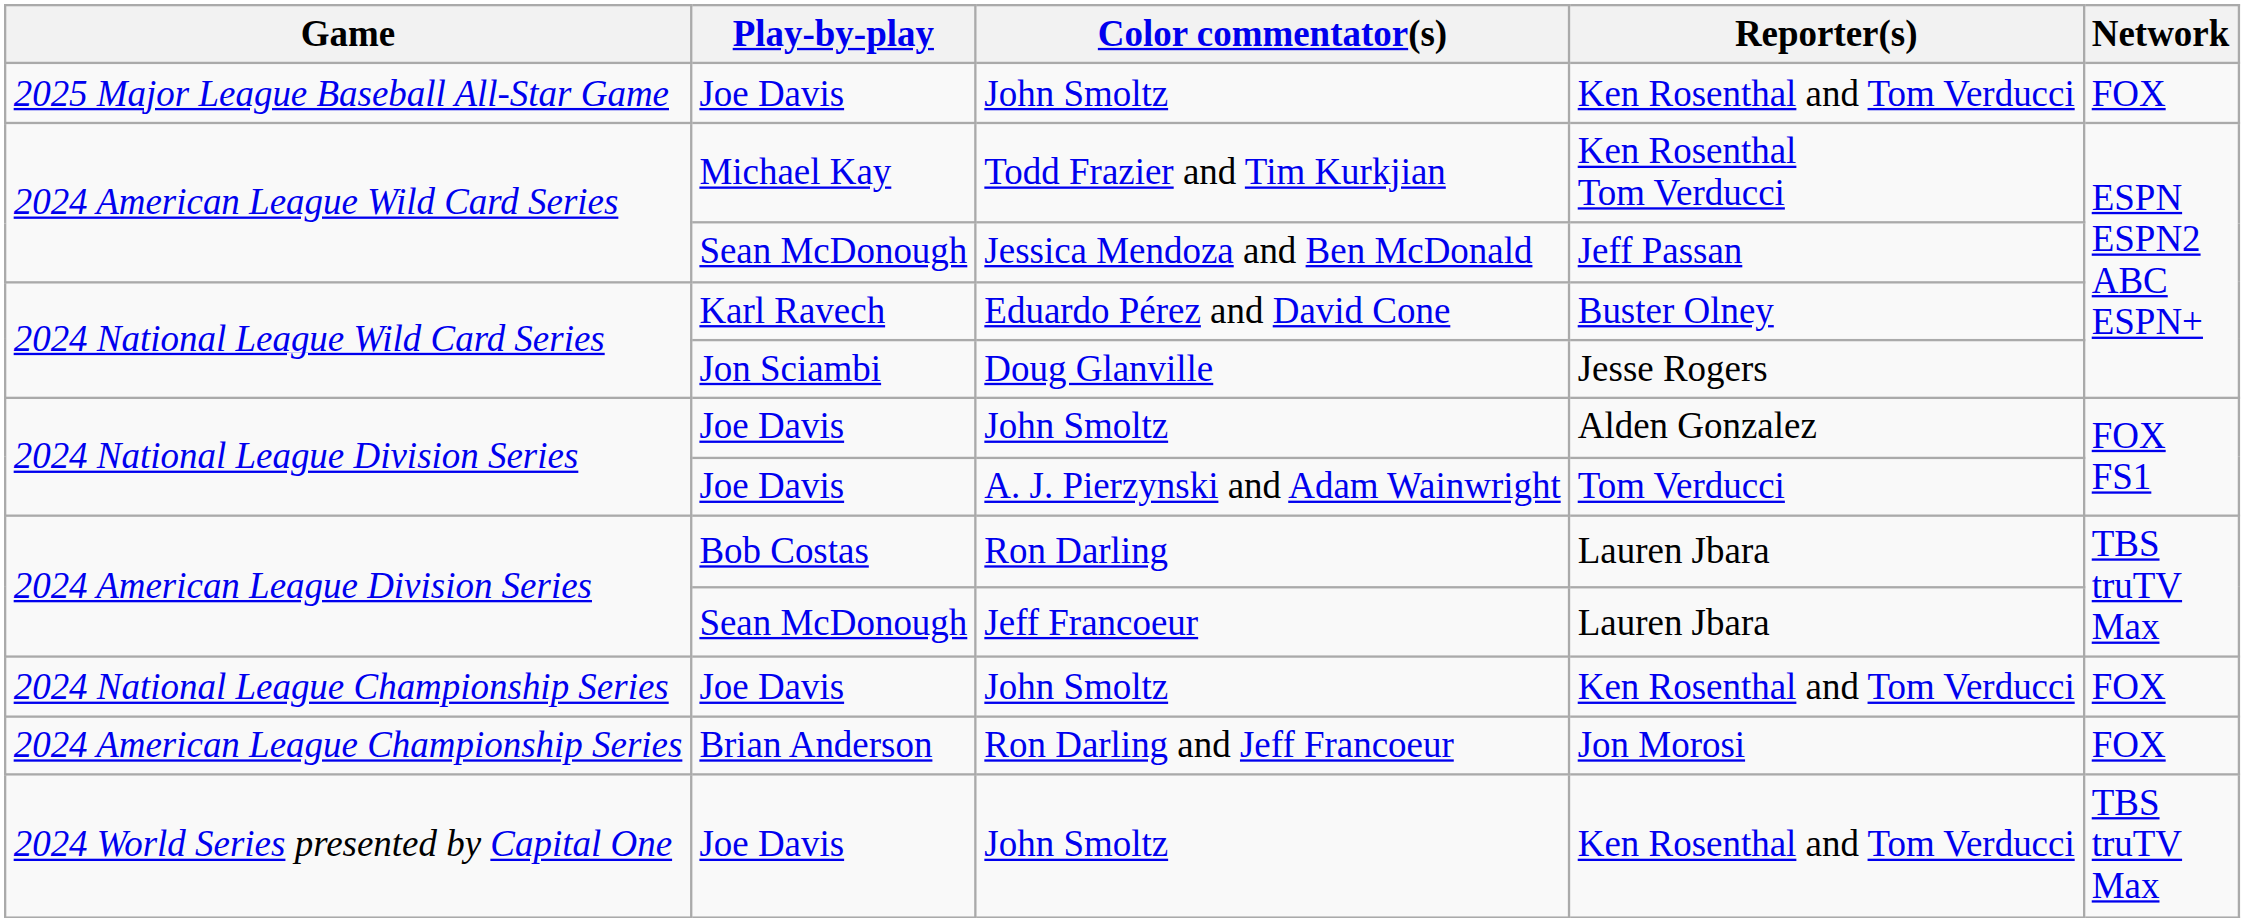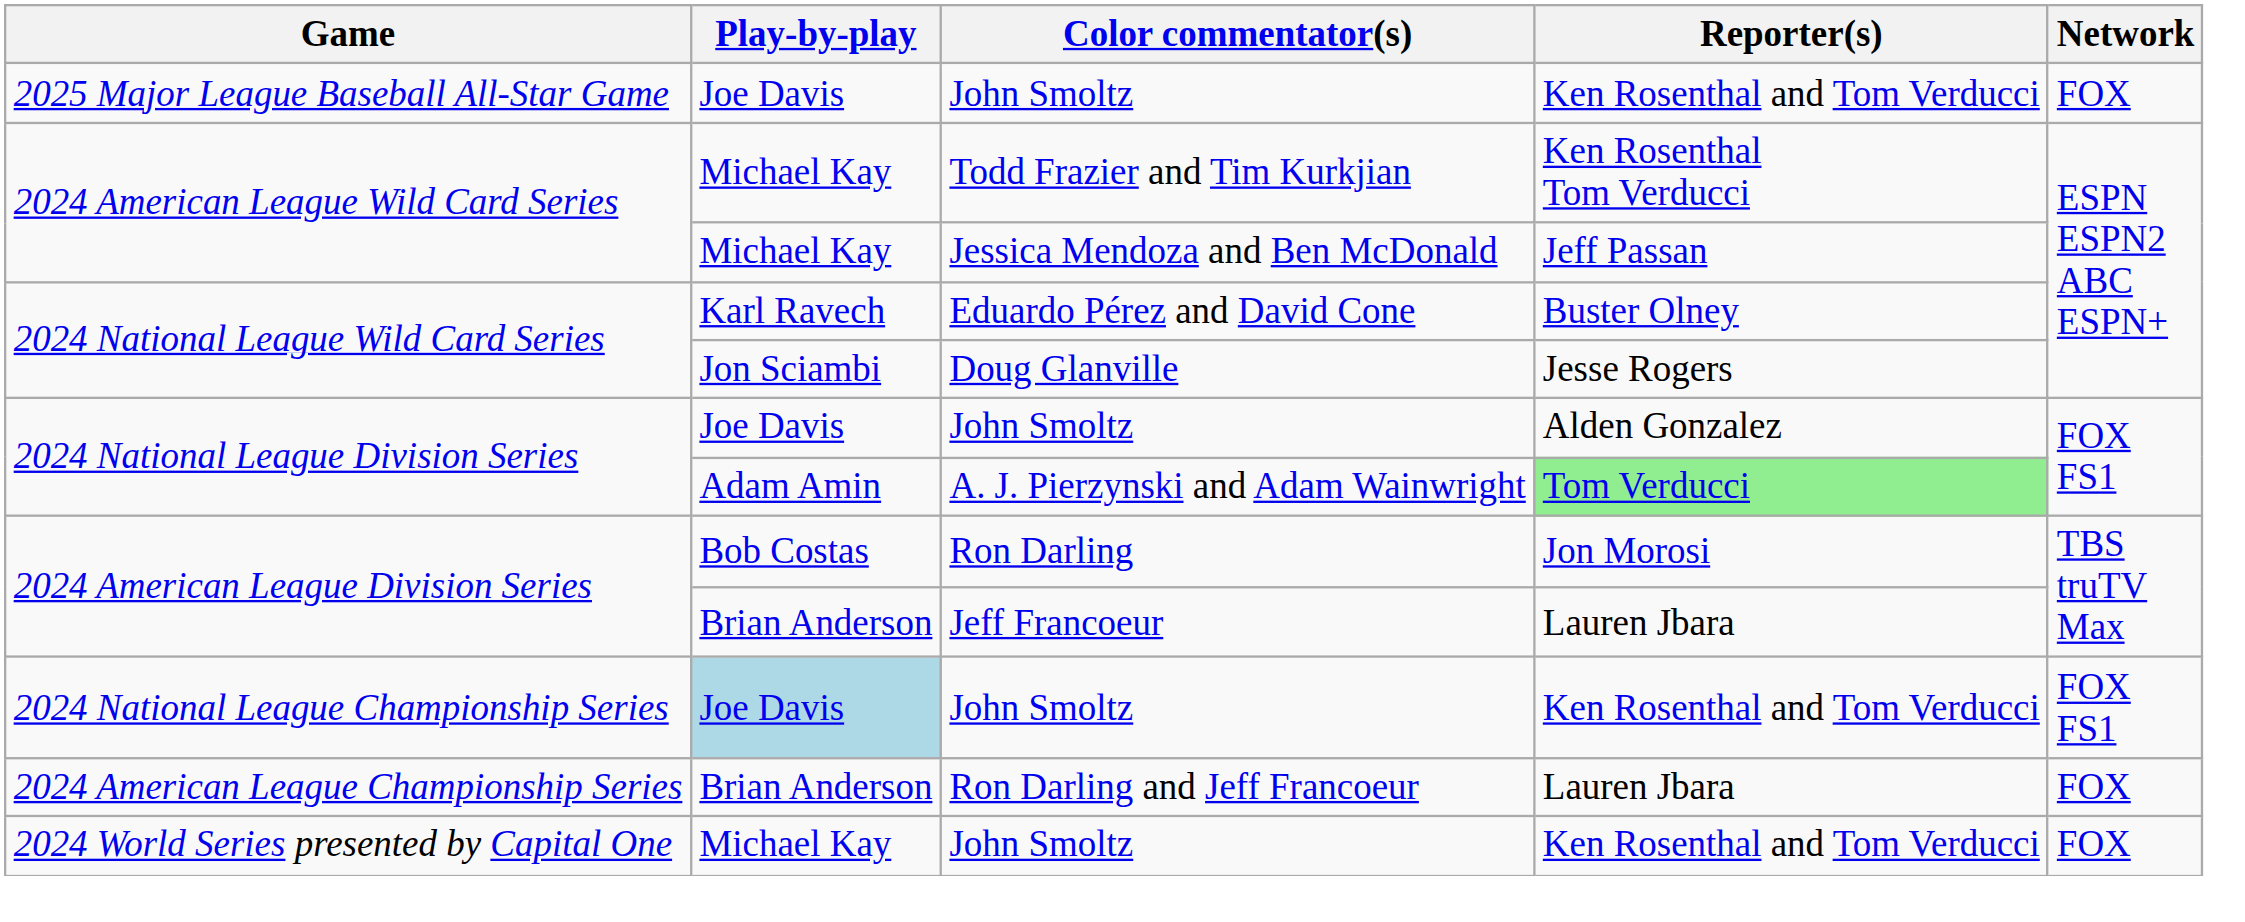(833, 251) Sean McDonough -> (795, 251) Michael Kay
(772, 485) Joe Davis -> (790, 485) Adam Amin
(1681, 485) no background -> (1646, 485) lightgreen background
(1674, 550) Lauren Jbara -> (1627, 550) Jon Morosi
(833, 621) Sean McDonough -> (816, 621) Brian Anderson
(772, 686) no background -> (772, 706) lightblue background
(2129, 686) FOX -> (2094, 706) FOX FS1
(1661, 744) Jon Morosi -> (1639, 786) Lauren Jbara
(772, 844) Joe Davis -> (795, 844) Michael Kay
(2137, 844) TBS truTV Max -> (2094, 844) FOX
